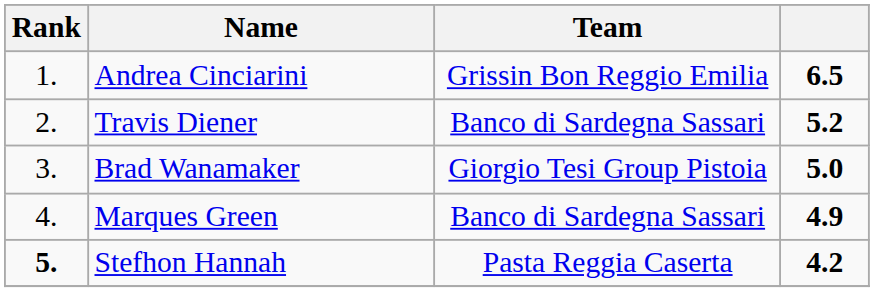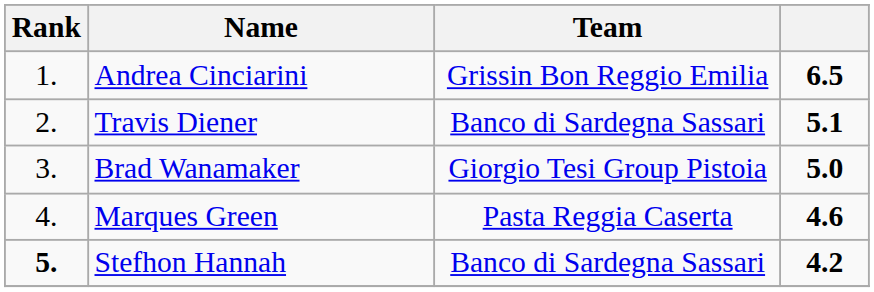(825, 121) 5.2 -> (825, 121) 5.1
(608, 215) Banco di Sardegna Sassari -> (608, 215) Pasta Reggia Caserta
(825, 215) 4.9 -> (825, 215) 4.6
(608, 262) Pasta Reggia Caserta -> (608, 262) Banco di Sardegna Sassari
